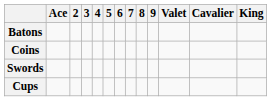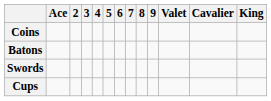rows swapped: (25, 31) <-> (25, 50)
